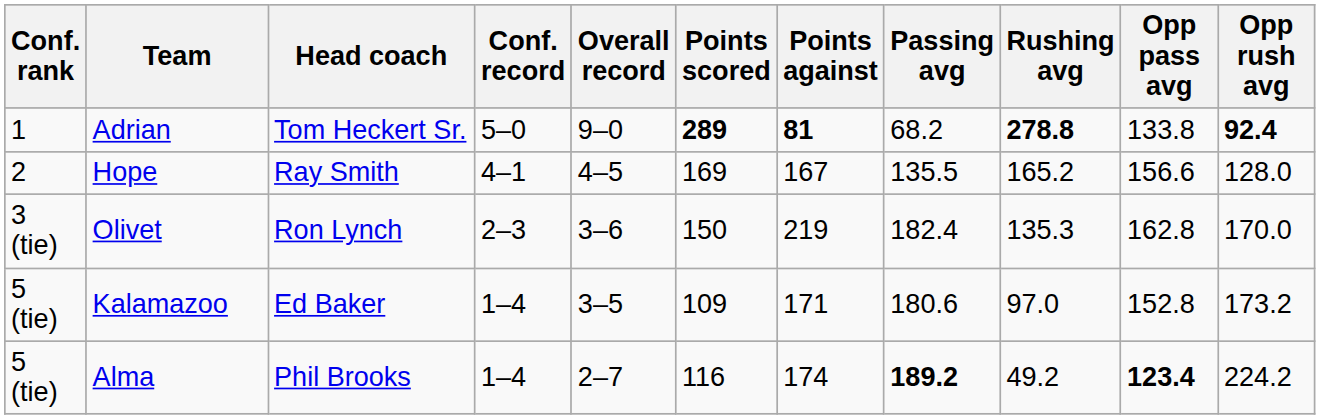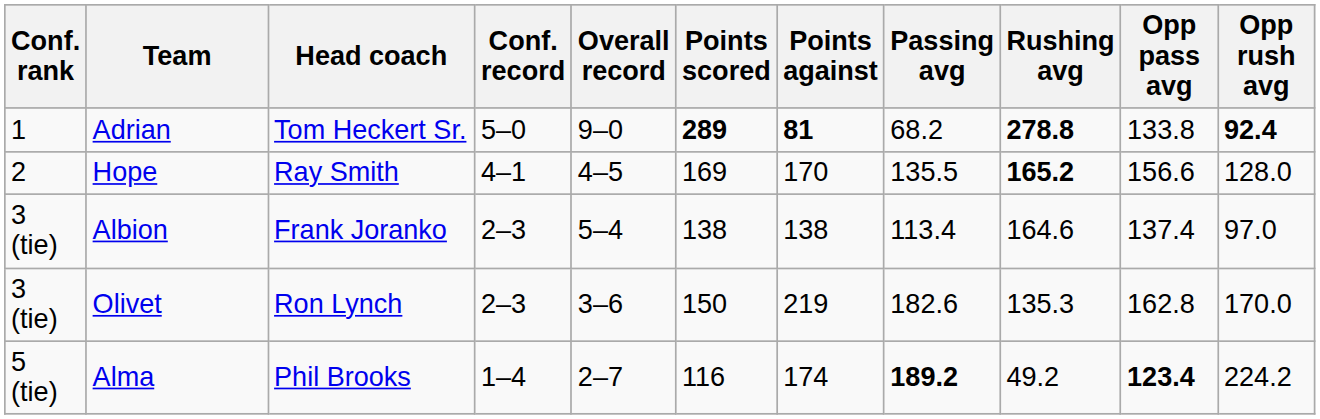(806, 172) 167 -> (806, 172) 170
(1040, 172) normal -> (1040, 172) bold
+ row: (130, 230)
(924, 230) 182.4 -> (924, 303) 182.6
- row: (160, 303)
